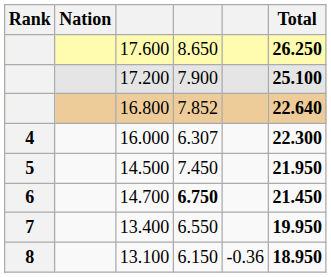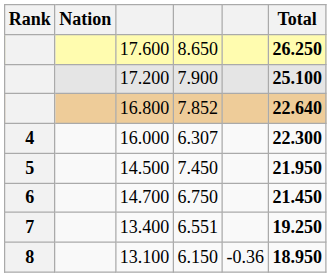(198, 197) bold -> (198, 197) normal
(198, 227) 6.550 -> (198, 227) 6.551
(297, 227) 19.950 -> (297, 227) 19.250
